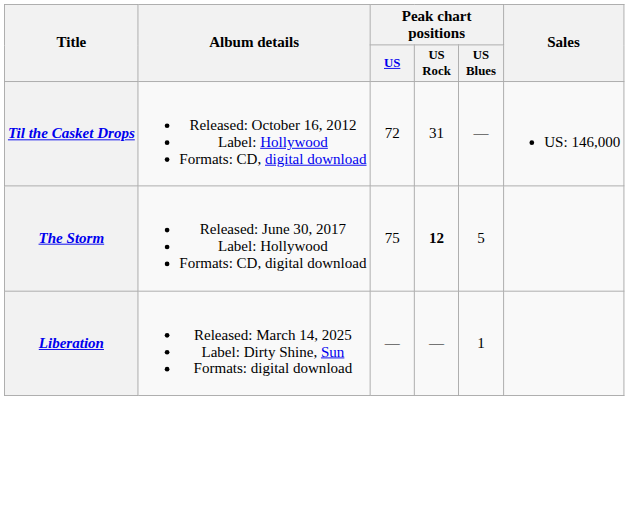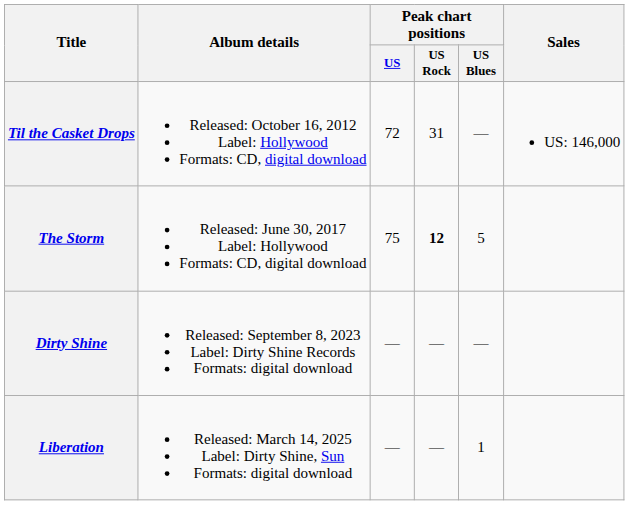+ row: (71, 343)
